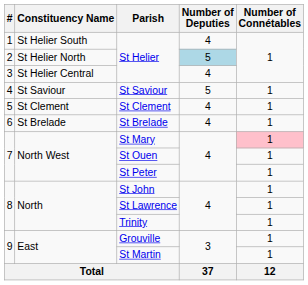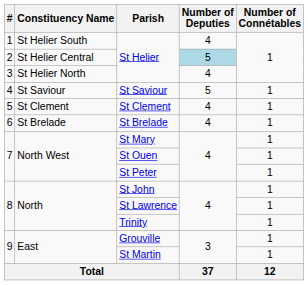(51, 57) St Helier North -> (55, 57) St Helier Central
(55, 73) St Helier Central -> (51, 73) St Helier North
(270, 139) pink background -> (270, 139) no background
